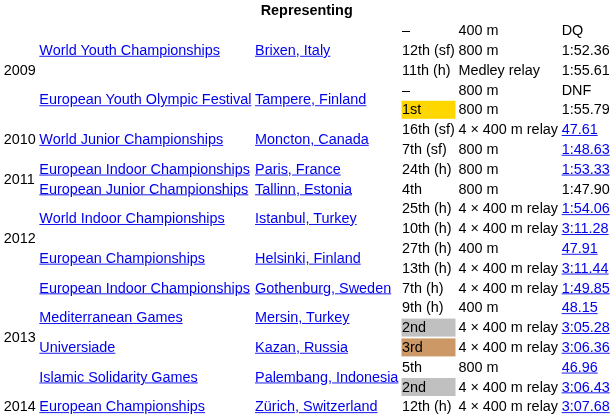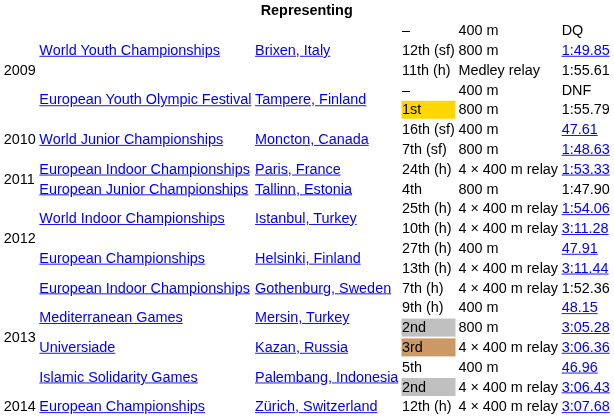(586, 50) 1:52.36 -> (586, 50) 1:49.85
(478, 90) 800 m -> (478, 90) 400 m
(508, 129) 4 × 400 m relay -> (478, 129) 400 m
(478, 169) 800 m -> (508, 169) 4 × 400 m relay
(586, 288) 1:49.85 -> (586, 288) 1:52.36
(508, 327) 4 × 400 m relay -> (478, 327) 800 m
(478, 367) 800 m -> (478, 367) 400 m
